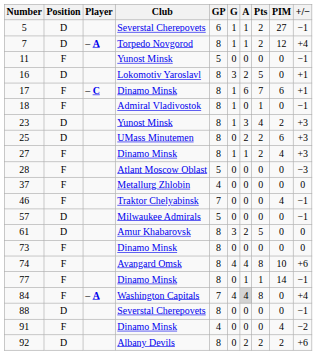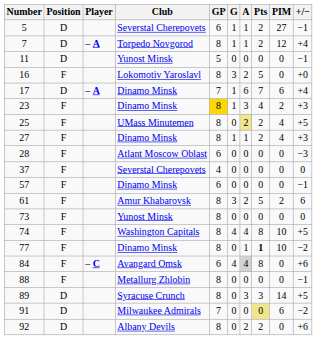(64, 59) F -> (64, 59) D
(64, 75) D -> (64, 75) F
(303, 75) +1 -> (303, 75) +0
(64, 91) F -> (64, 91) D
(92, 91) – C -> (92, 91) – A
(219, 91) 8 -> (219, 91) 7
(303, 91) +1 -> (303, 91) +4
- row: (24, 106)
(64, 122) D -> (64, 106) F
(145, 122) Yunost Minsk -> (147, 106) Dinamo Minsk
(219, 122) no background -> (219, 106) gold background
(64, 138) D -> (64, 122) F
(246, 138) no background -> (246, 122) khaki background
(282, 138) 6 -> (282, 122) 4
(303, 138) +3 -> (303, 122) +5
(219, 169) 5 -> (219, 153) 6
(154, 185) Metallurg Zhlobin -> (162, 169) Severstal Cherepovets
- row: (24, 201)
(64, 216) D -> (64, 185) F
(159, 216) Milwaukee Admirals -> (147, 185) Dinamo Minsk
(219, 216) 5 -> (219, 185) 6
(64, 232) D -> (64, 201) F
(282, 232) 0 -> (282, 201) 2
(303, 232) 0 -> (303, 201) 6
(147, 248) Dinamo Minsk -> (145, 216) Yunost Minsk
(150, 264) Avangard Omsk -> (158, 232) Washington Capitals
(303, 264) +6 -> (303, 232) +5
(261, 279) normal -> (261, 248) bold
(282, 279) 14 -> (282, 248) 10
(303, 279) −1 -> (303, 248) −2
(92, 295) – A -> (92, 264) – C
(158, 295) Washington Capitals -> (150, 264) Avangard Omsk
(219, 295) 7 -> (219, 264) 6
(303, 295) +4 -> (303, 264) +6
(64, 311) D -> (64, 279) F
(162, 311) Severstal Cherepovets -> (154, 279) Metallurg Zhlobin
+ row: (24, 295)
(64, 327) F -> (64, 311) D
(147, 327) Dinamo Minsk -> (159, 311) Milwaukee Admirals
(219, 327) 4 -> (219, 311) 7
(261, 327) no background -> (261, 311) khaki background
(282, 327) 4 -> (282, 311) 6
(282, 342) 2 -> (282, 327) 0
